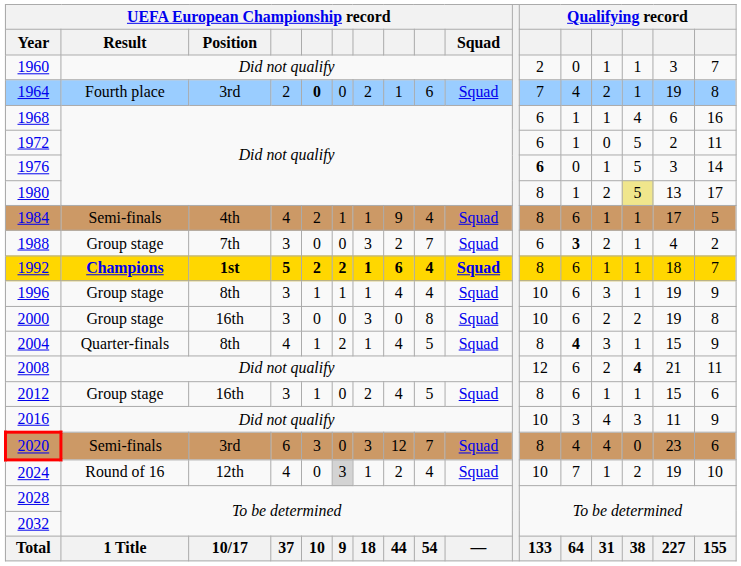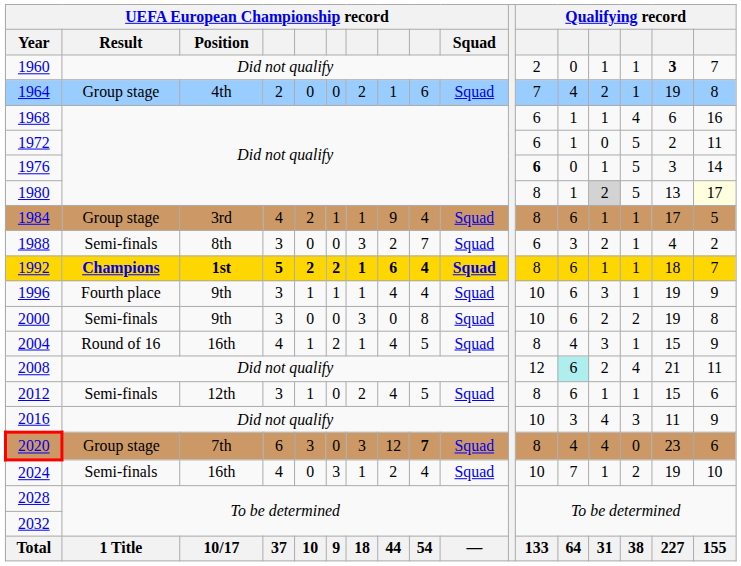(674, 67) normal -> (673, 67) bold
(125, 92) Fourth place -> (121, 92) Group stage
(230, 92) 3rd -> (221, 92) 4th
(317, 92) bold -> (310, 92) normal
(607, 192) no background -> (605, 192) lightgrey background
(638, 192) khaki background -> (636, 192) no background
(715, 192) no background -> (715, 192) lightyellow background
(125, 218) Semi-finals -> (121, 218) Group stage
(230, 218) 4th -> (221, 218) 3rd
(125, 243) Group stage -> (121, 243) Semi-finals
(230, 243) 7th -> (221, 243) 8th
(576, 243) bold -> (573, 243) normal
(125, 293) Group stage -> (121, 293) Fourth place
(230, 293) 8th -> (221, 293) 9th
(125, 318) Group stage -> (121, 318) Semi-finals
(230, 318) 16th -> (221, 318) 9th
(125, 343) Quarter-finals -> (121, 343) Round of 16
(230, 343) 8th -> (221, 343) 16th
(576, 343) bold -> (573, 343) normal
(576, 368) no background -> (573, 368) paleturquoise background
(638, 368) bold -> (636, 368) normal
(125, 393) Group stage -> (121, 393) Semi-finals
(230, 393) 16th -> (221, 393) 12th
(125, 446) Semi-finals -> (121, 446) Group stage
(230, 446) 3rd -> (221, 446) 7th
(430, 446) normal -> (425, 446) bold
(125, 472) Round of 16 -> (121, 472) Semi-finals
(230, 472) 12th -> (221, 472) 16th
(343, 472) lightgrey background -> (336, 472) no background
